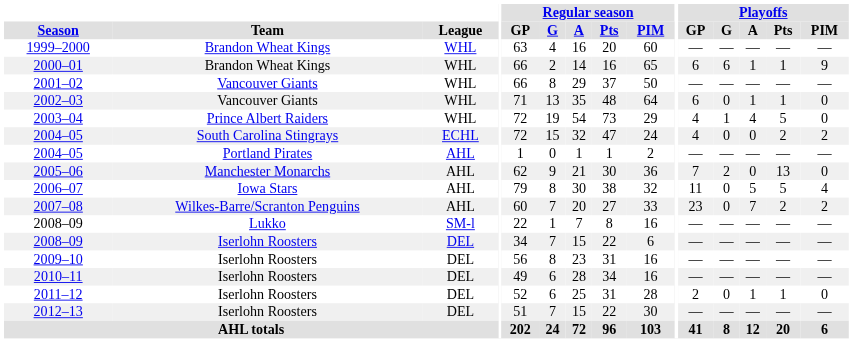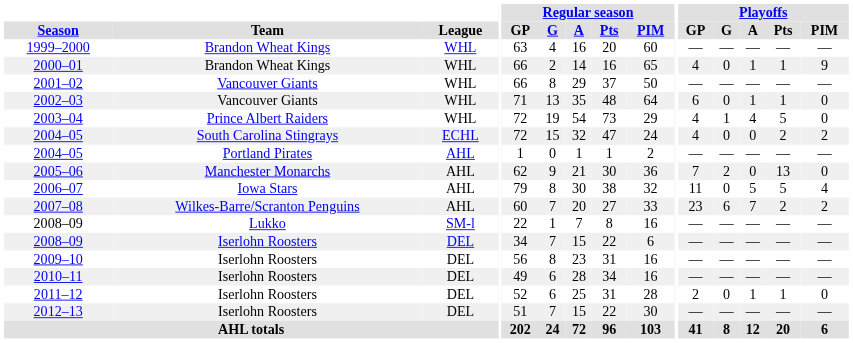(696, 65) 6 -> (696, 65) 4
(726, 65) 6 -> (726, 65) 0
(726, 206) 0 -> (726, 206) 6
